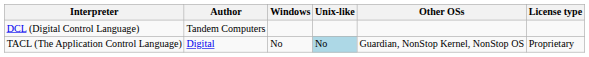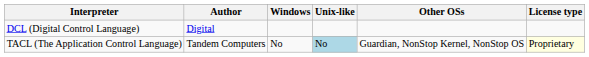(226, 28) Tandem Computers -> (200, 28) Digital
(200, 44) Digital -> (226, 44) Tandem Computers
(551, 44) no background -> (551, 44) lightyellow background
